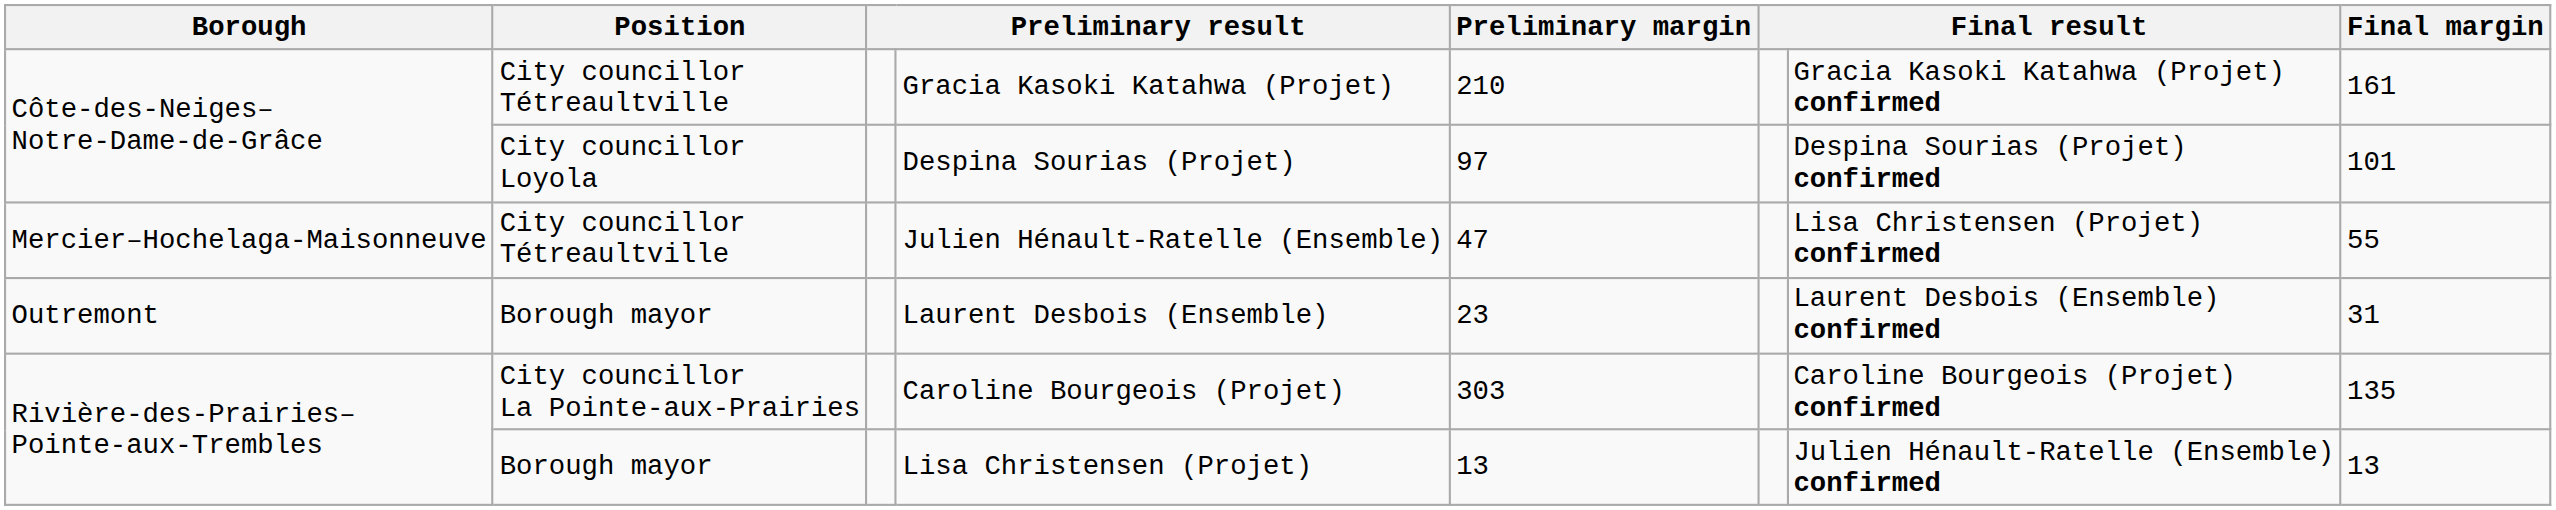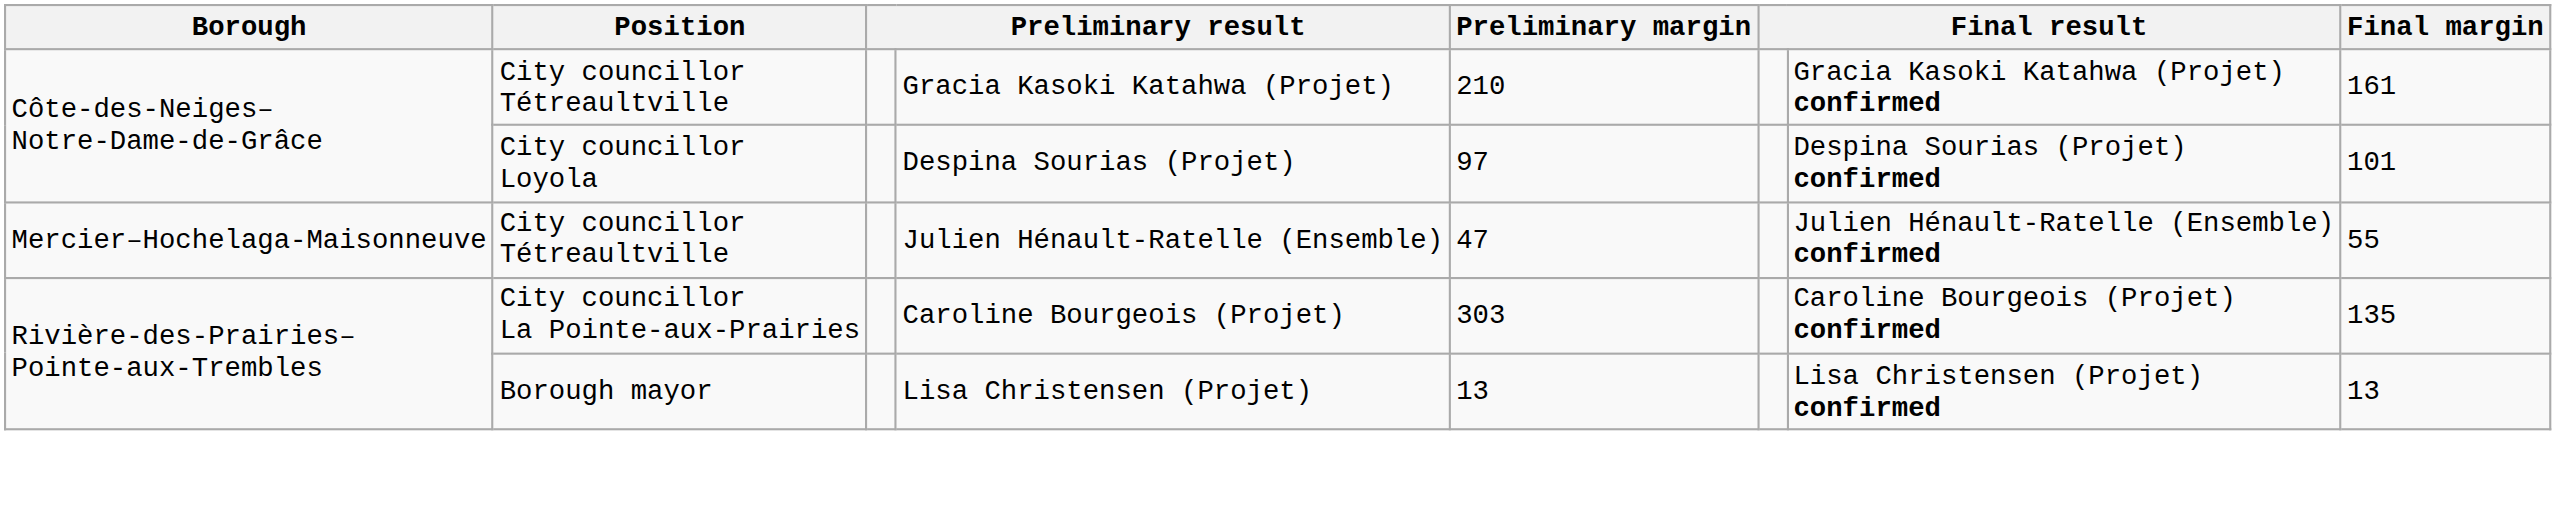(1998, 240) Lisa Christensen (Projet) confirmed -> (2064, 240) Julien Hénault-Ratelle (Ensemble) confirmed
- row: (1115, 316)
(2064, 468) Julien Hénault-Ratelle (Ensemble) confirmed -> (1998, 392) Lisa Christensen (Projet) confirmed
